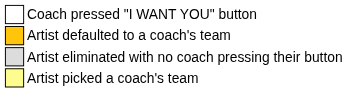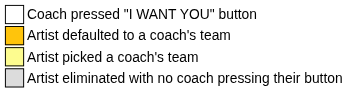rows swapped: (113, 78) <-> (185, 57)
